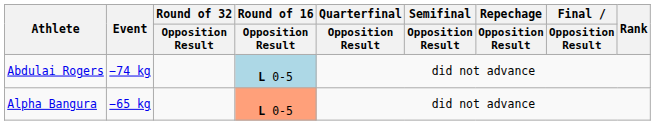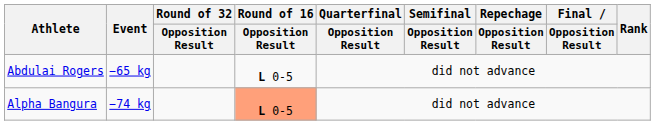(130, 71) −74 kg -> (130, 71) −65 kg
(276, 78) lightblue background -> (276, 78) no background
(130, 104) −65 kg -> (130, 104) −74 kg
